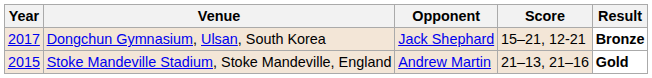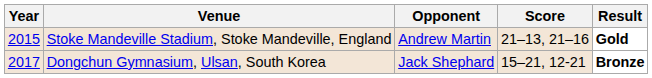rows swapped: (219, 62) <-> (186, 39)
